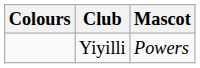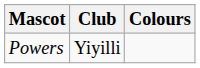columns swapped: (40, 18) <-> (162, 18)
